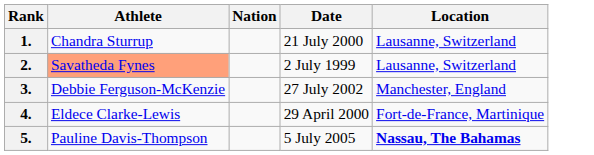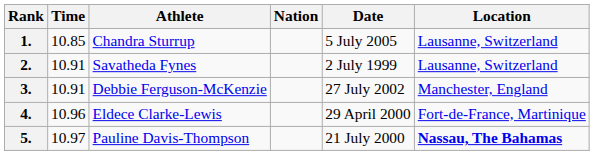+ column: (68, 16)
(323, 41) 21 July 2000 -> (361, 41) 5 July 2005
(103, 65) lightsalmon background -> (144, 65) no background
(320, 138) 5 July 2005 -> (365, 138) 21 July 2000
